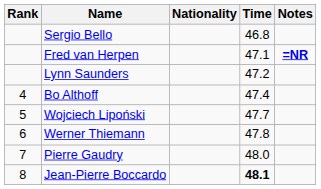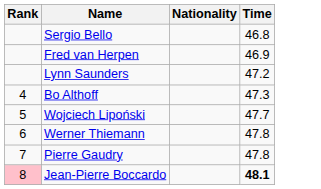- column: (295, 14)
(257, 54) 47.1 -> (257, 54) 46.9
(257, 94) 47.4 -> (257, 94) 47.3
(257, 154) 48.0 -> (257, 154) 47.8
(23, 174) no background -> (23, 174) pink background
